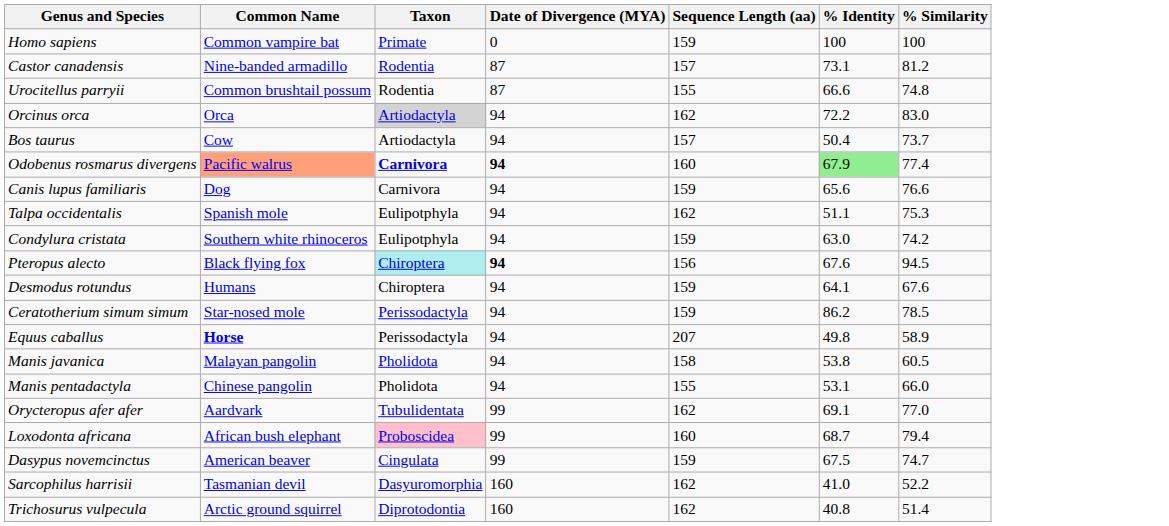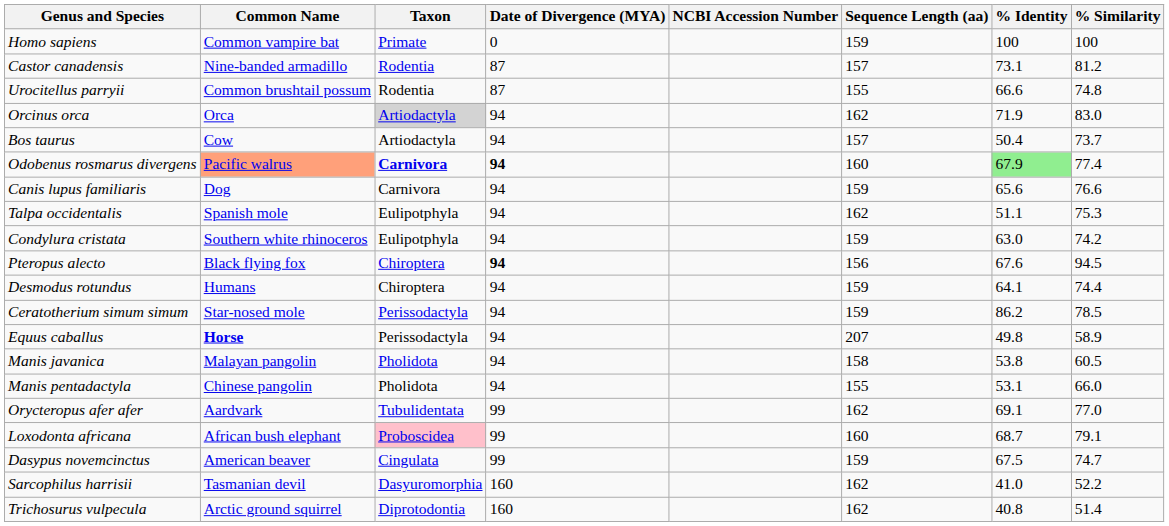+ column: (755, 16)
(836, 115) 72.2 -> (1009, 115) 71.9
(411, 262) paleturquoise background -> (411, 262) no background
(916, 287) 67.6 -> (1088, 287) 74.4
(916, 435) 79.4 -> (1088, 435) 79.1
